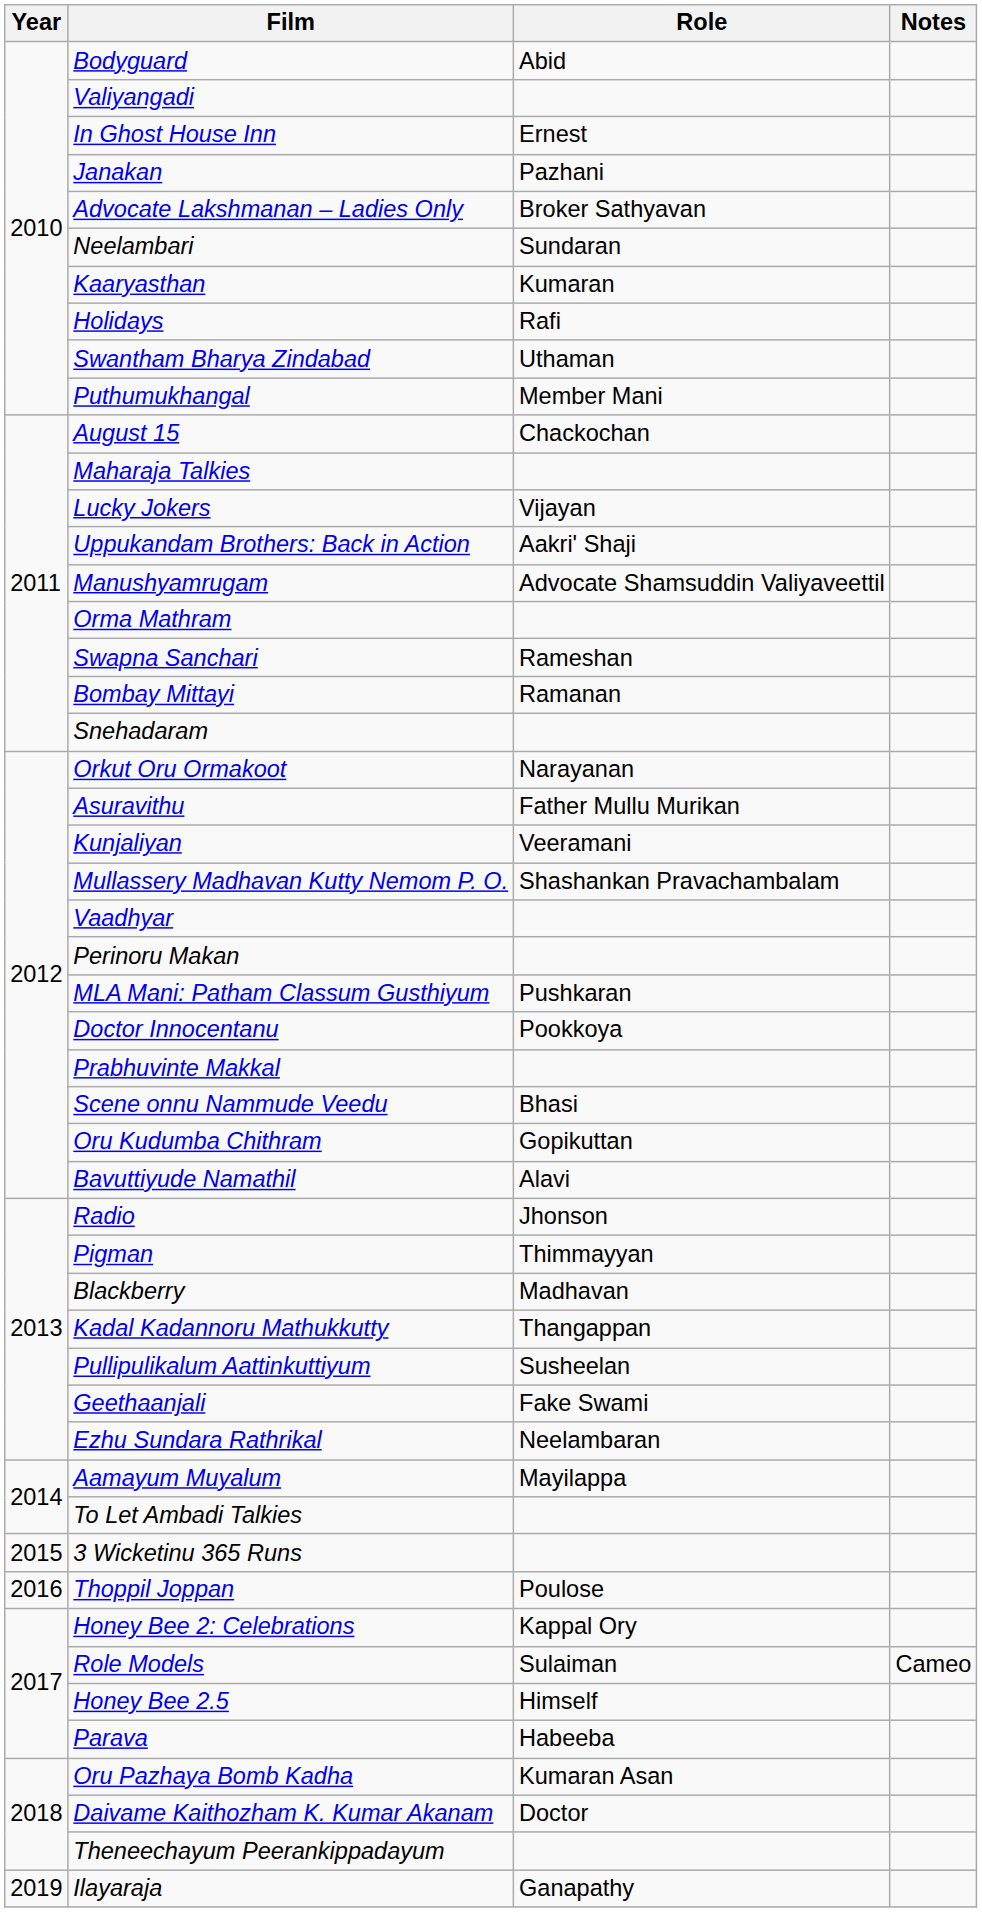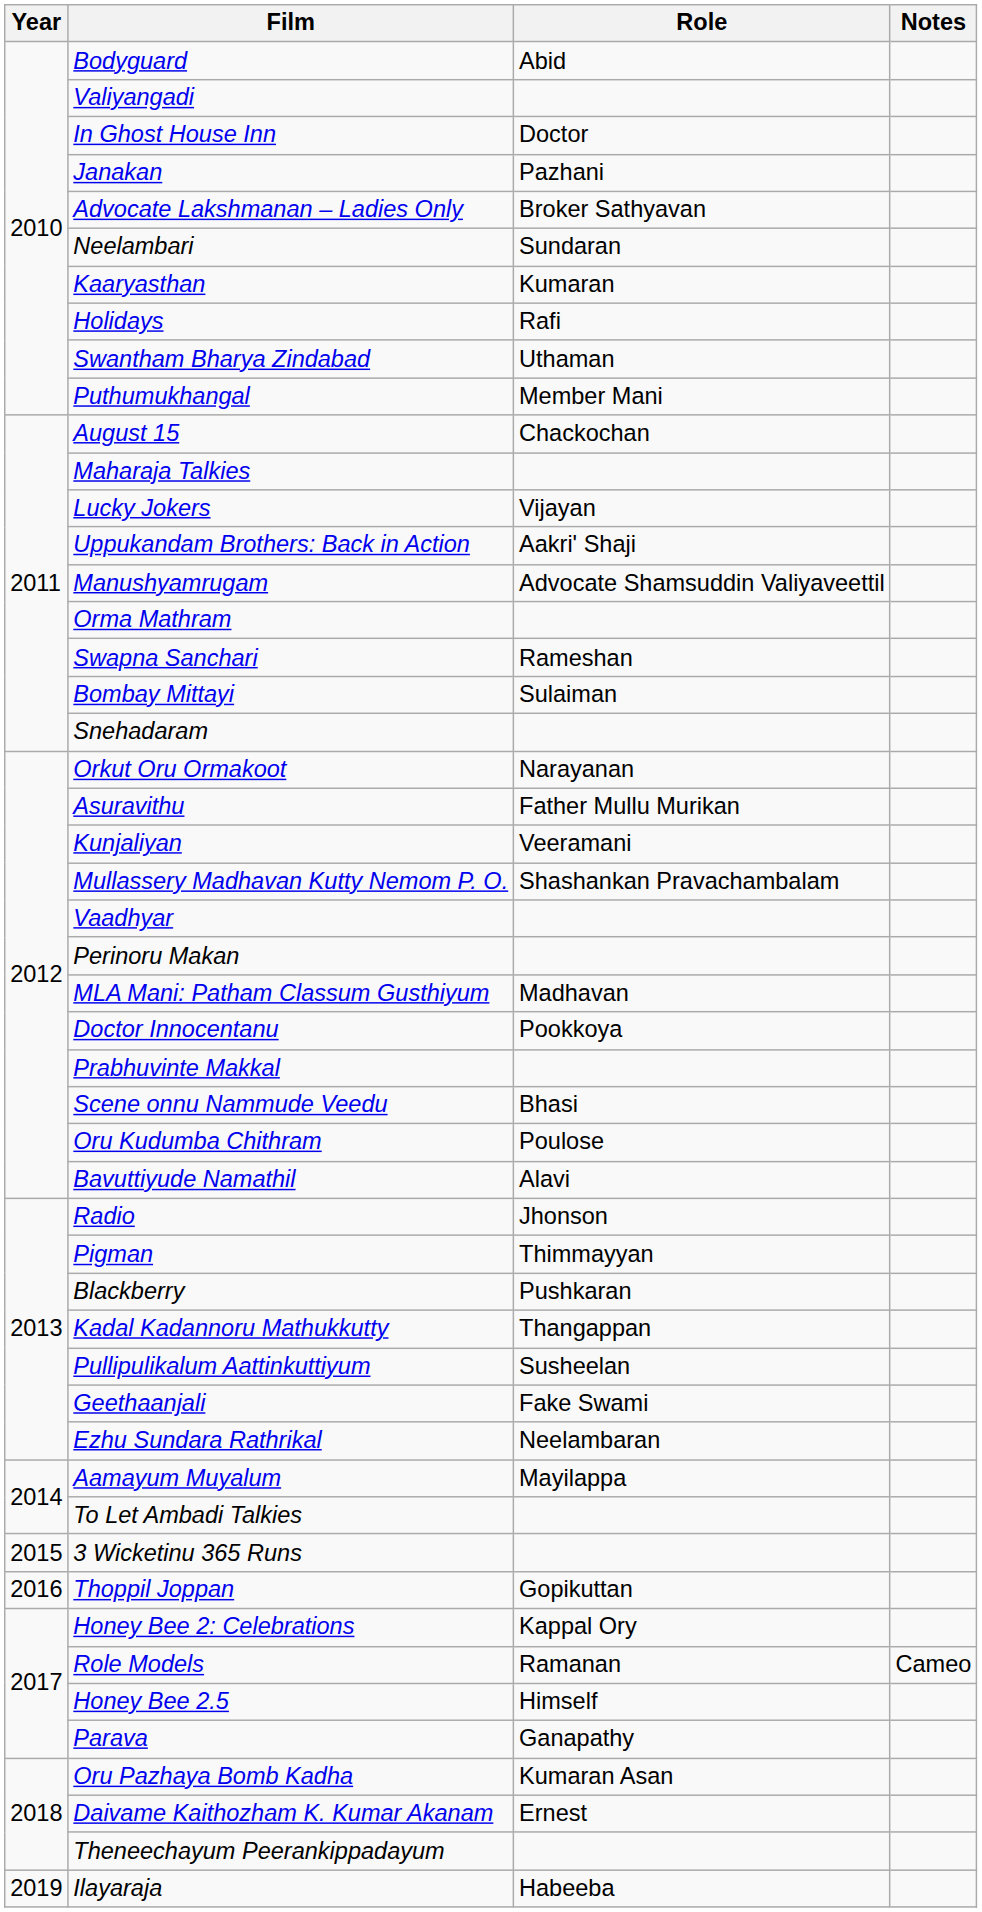(553, 135) Ernest -> (554, 135) Doctor
(570, 694) Ramanan -> (568, 694) Sulaiman
(575, 992) Pushkaran -> (574, 992) Madhavan
(576, 1142) Gopikuttan -> (562, 1142) Poulose
(574, 1291) Madhavan -> (575, 1291) Pushkaran
(562, 1589) Poulose -> (576, 1589) Gopikuttan
(568, 1664) Sulaiman -> (570, 1664) Ramanan
(567, 1739) Habeeba -> (577, 1739) Ganapathy
(554, 1813) Doctor -> (553, 1813) Ernest
(577, 1888) Ganapathy -> (567, 1888) Habeeba
